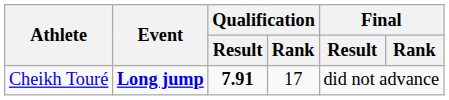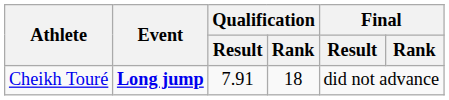(238, 80) bold -> (238, 80) normal
(293, 80) 17 -> (293, 80) 18
